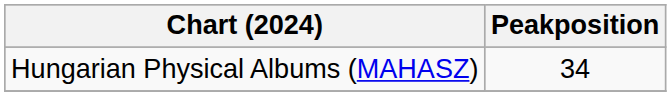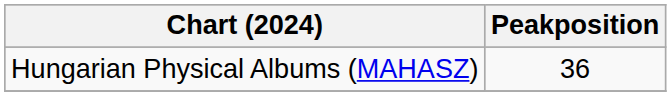(575, 68) 34 -> (575, 68) 36
